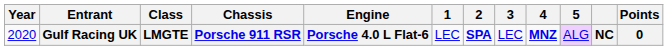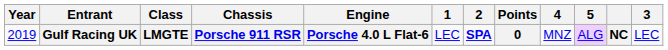columns swapped: (510, 14) <-> (640, 14)
(22, 35) 2020 -> (22, 35) 2019
(543, 35) bold -> (557, 35) normal
